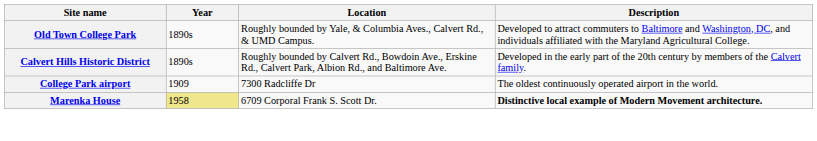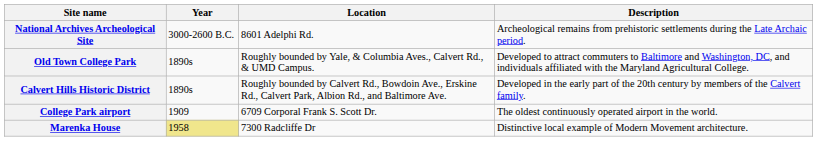+ row: (85, 34)
(278, 84) 7300 Radcliffe Dr -> (309, 112) 6709 Corporal Frank S. Scott Dr.
(309, 100) 6709 Corporal Frank S. Scott Dr. -> (278, 128) 7300 Radcliffe Dr
(630, 100) bold -> (622, 128) normal
